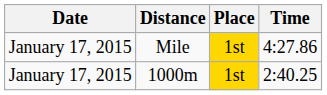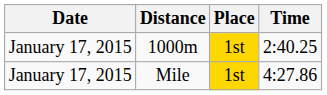rows swapped: (173, 47) <-> (173, 75)
